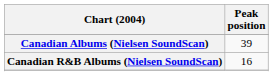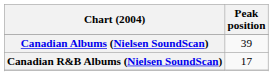(246, 61) 16 -> (246, 61) 17
